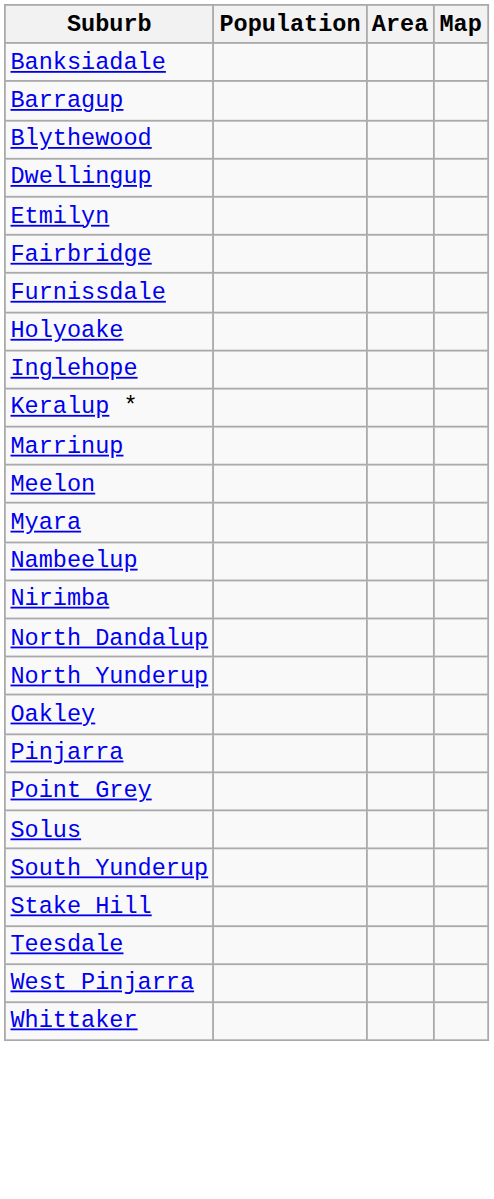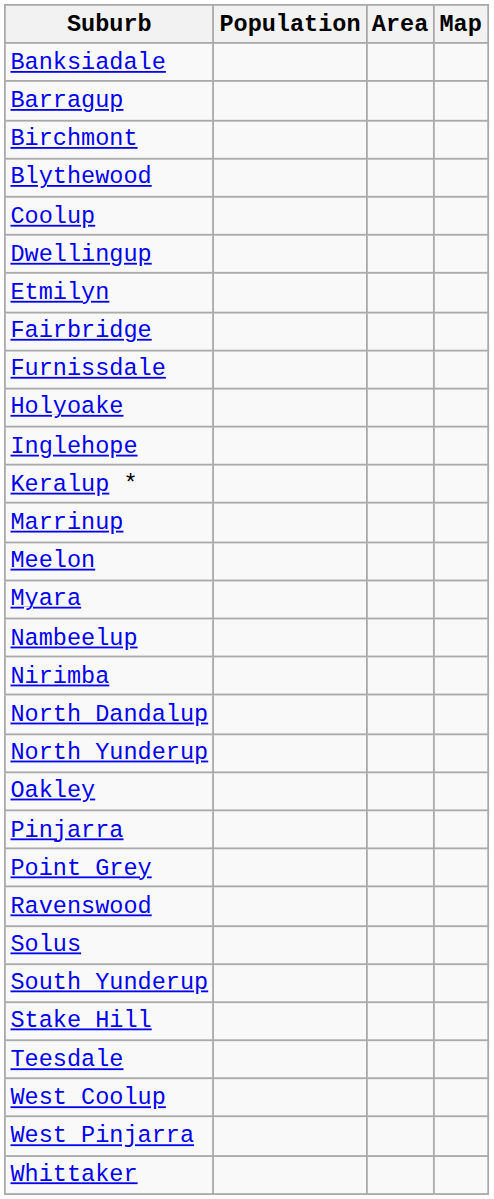+ row: (74, 139)
+ row: (53, 216)
+ row: (81, 906)
+ row: (88, 1098)
